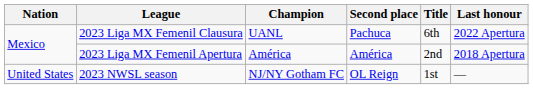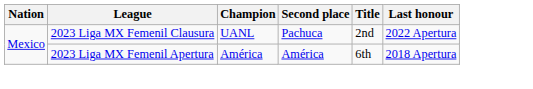(432, 34) 6th -> (365, 34) 2nd
(433, 54) 2nd -> (363, 54) 6th
- row: (128, 74)
